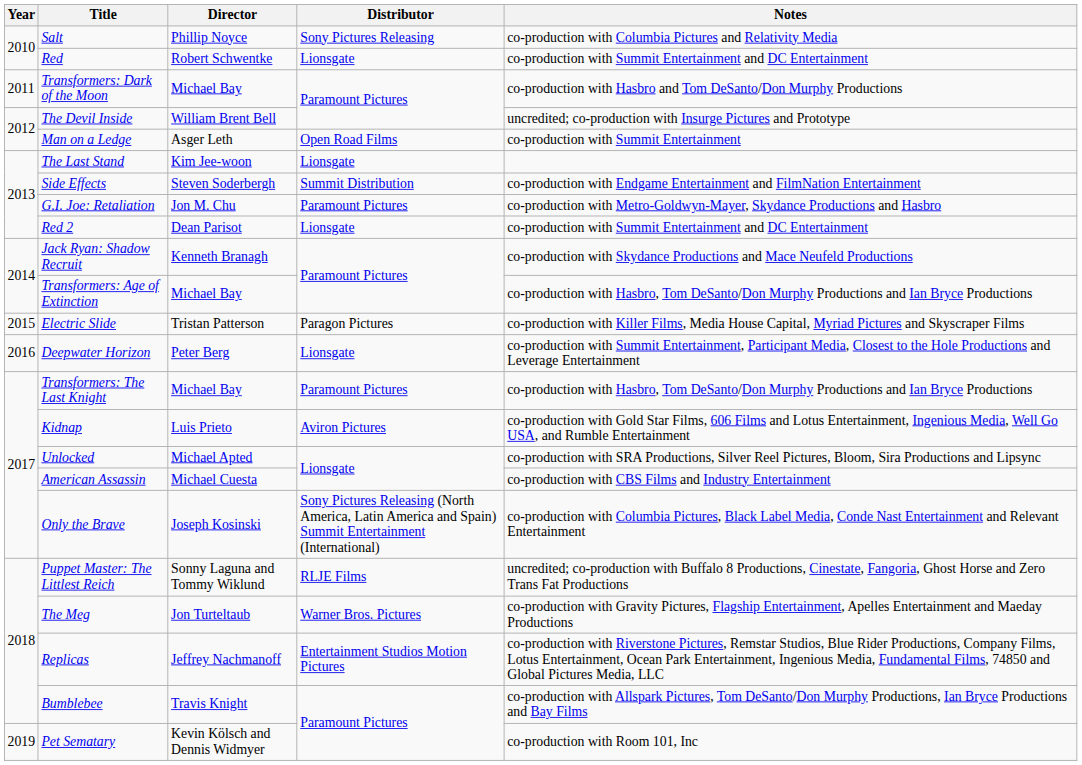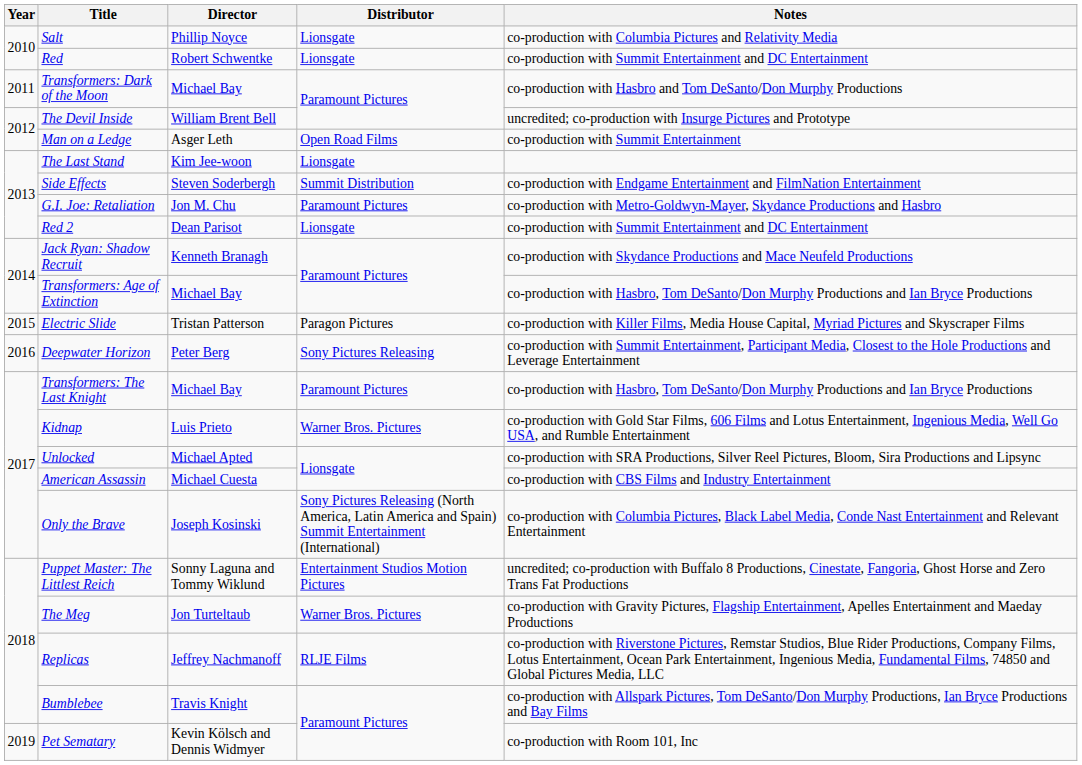(367, 37) Sony Pictures Releasing -> (327, 37) Lionsgate
(327, 353) Lionsgate -> (367, 353) Sony Pictures Releasing
(343, 427) Aviron Pictures -> (361, 427) Warner Bros. Pictures
(333, 577) RLJE Films -> (384, 577) Entertainment Studios Motion Pictures
(384, 659) Entertainment Studios Motion Pictures -> (333, 659) RLJE Films
